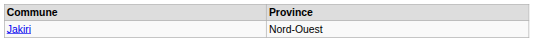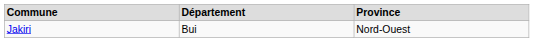+ column: (213, 12)
